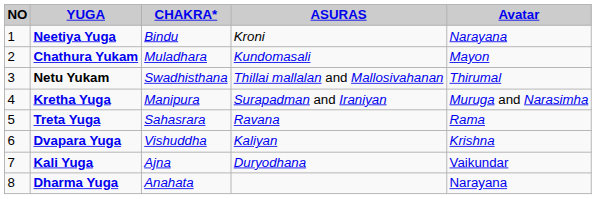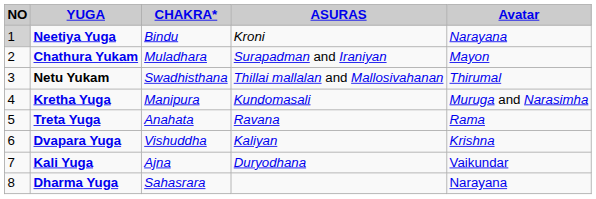(11, 36) no background -> (11, 36) lightgrey background
(272, 57) Kundomasali -> (310, 57) Surapadman and Iraniyan
(310, 99) Surapadman and Iraniyan -> (272, 99) Kundomasali
(175, 120) Sahasrara -> (169, 120) Anahata
(169, 183) Anahata -> (175, 183) Sahasrara
